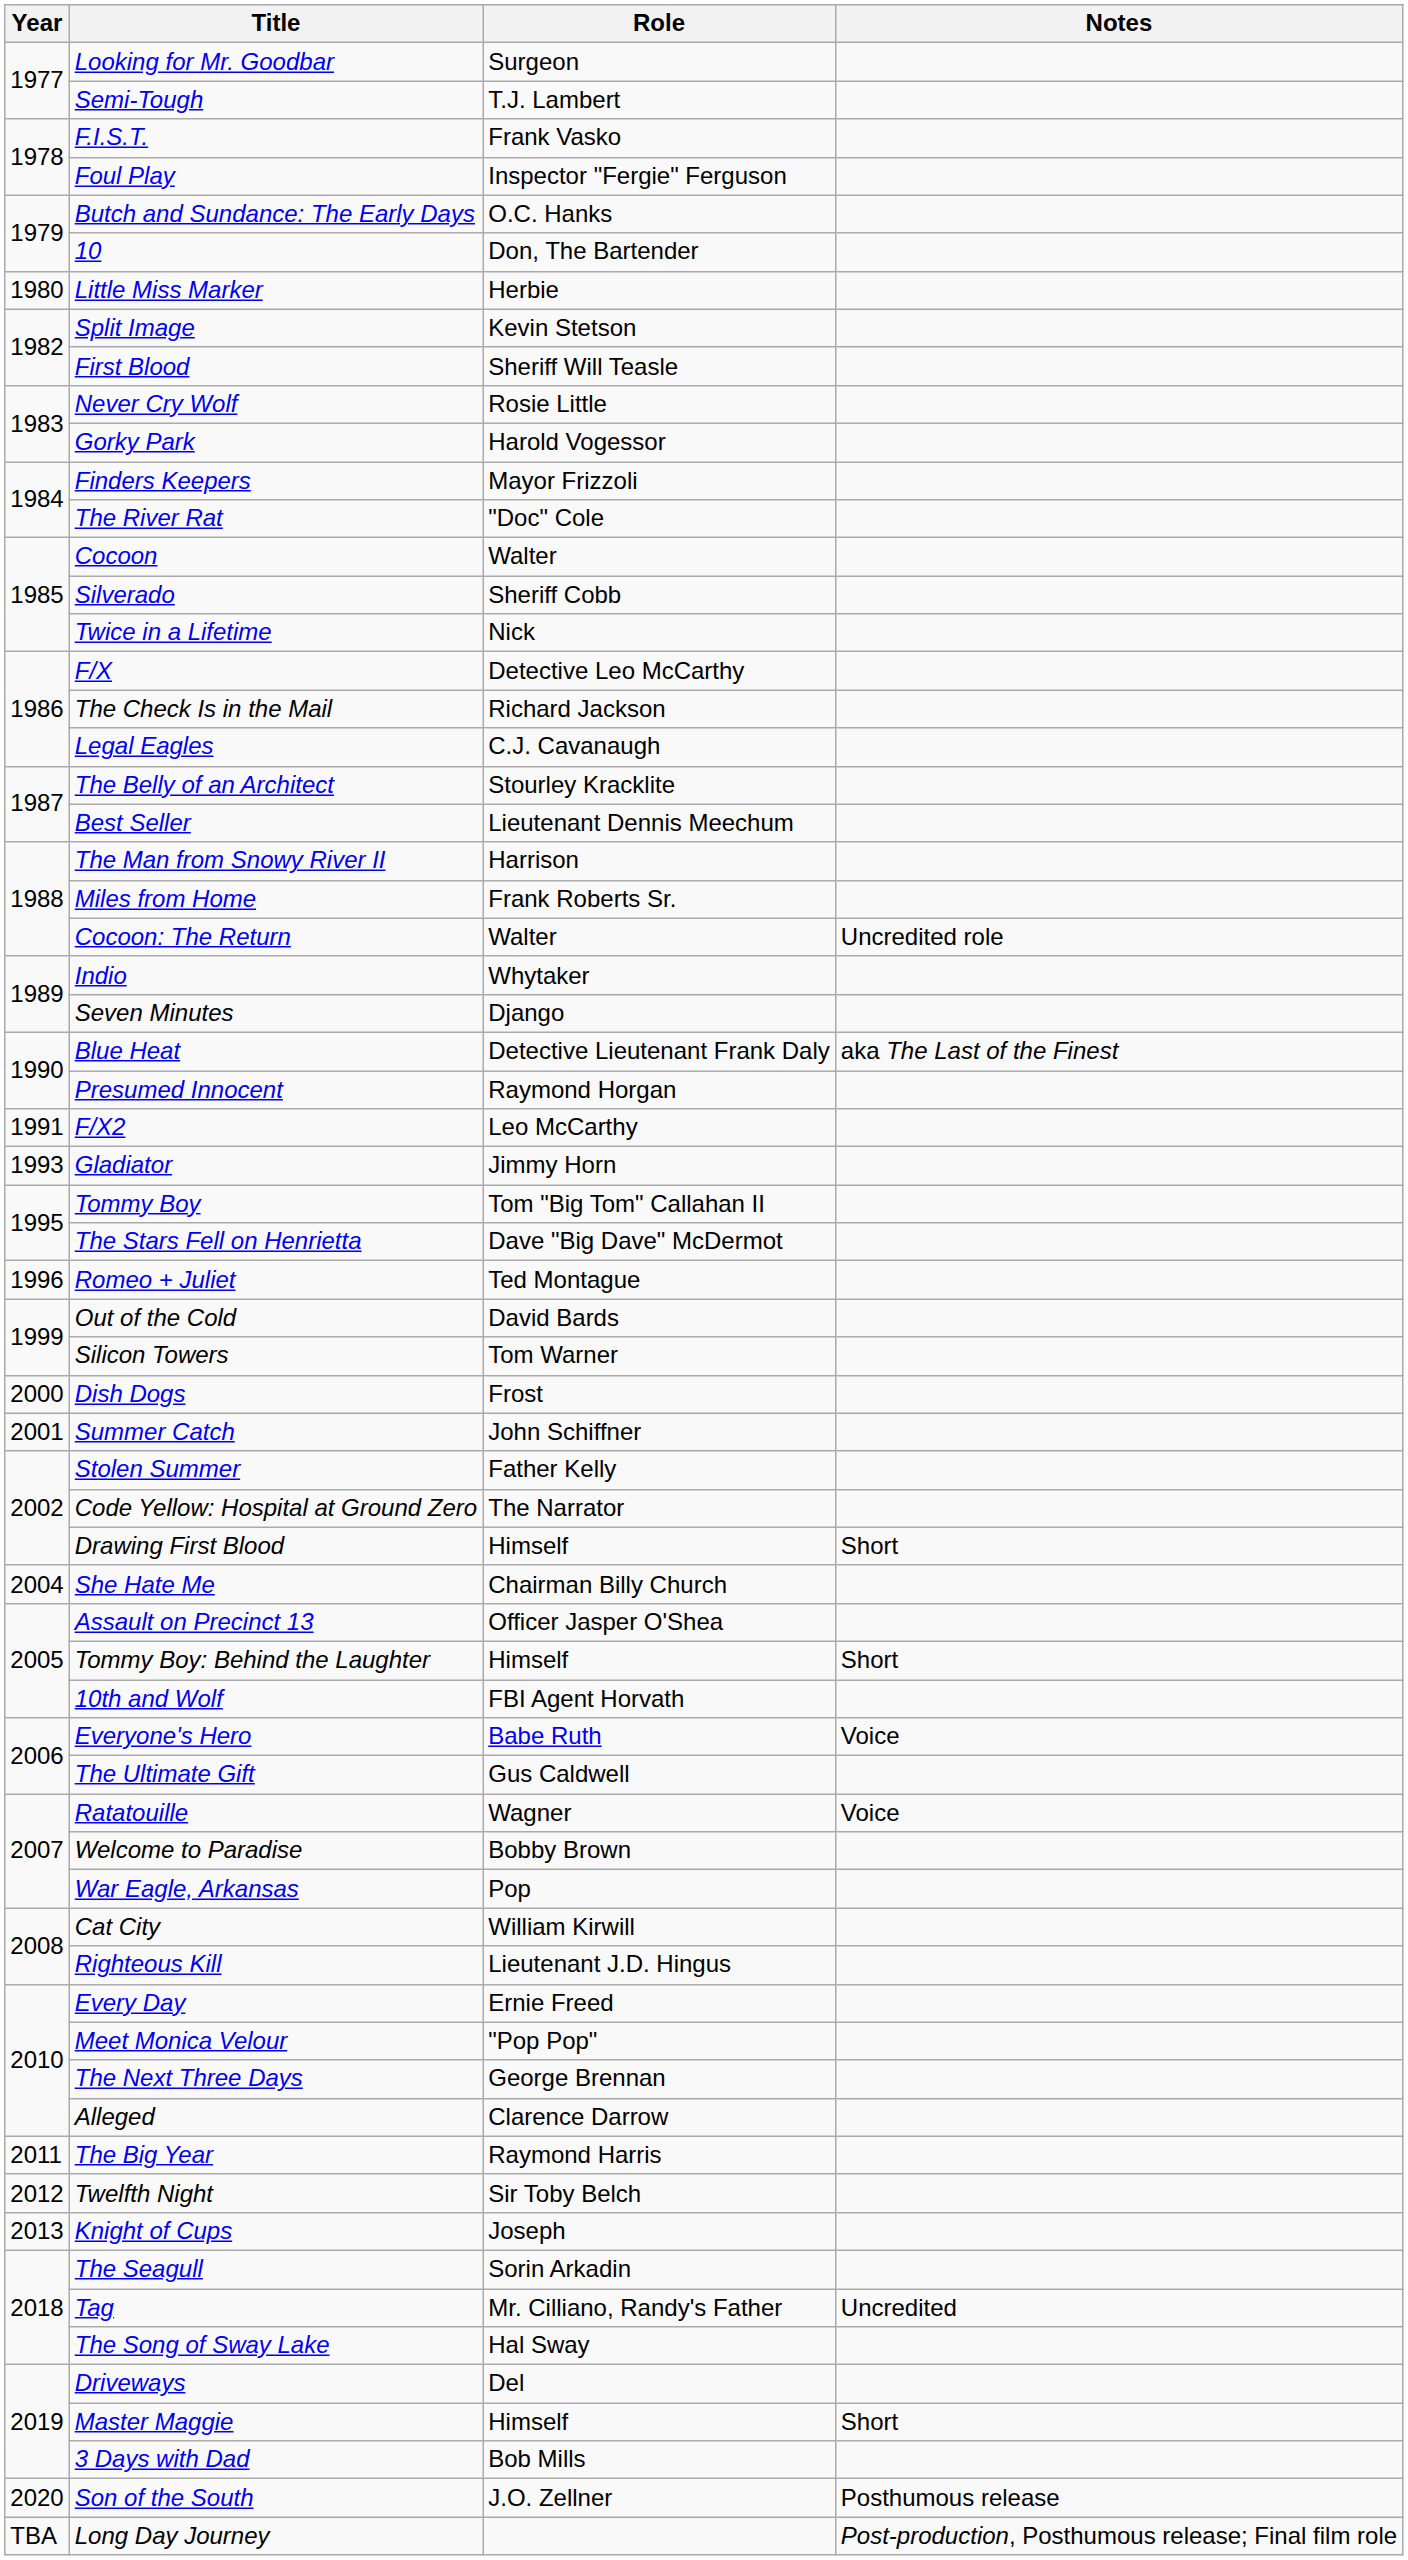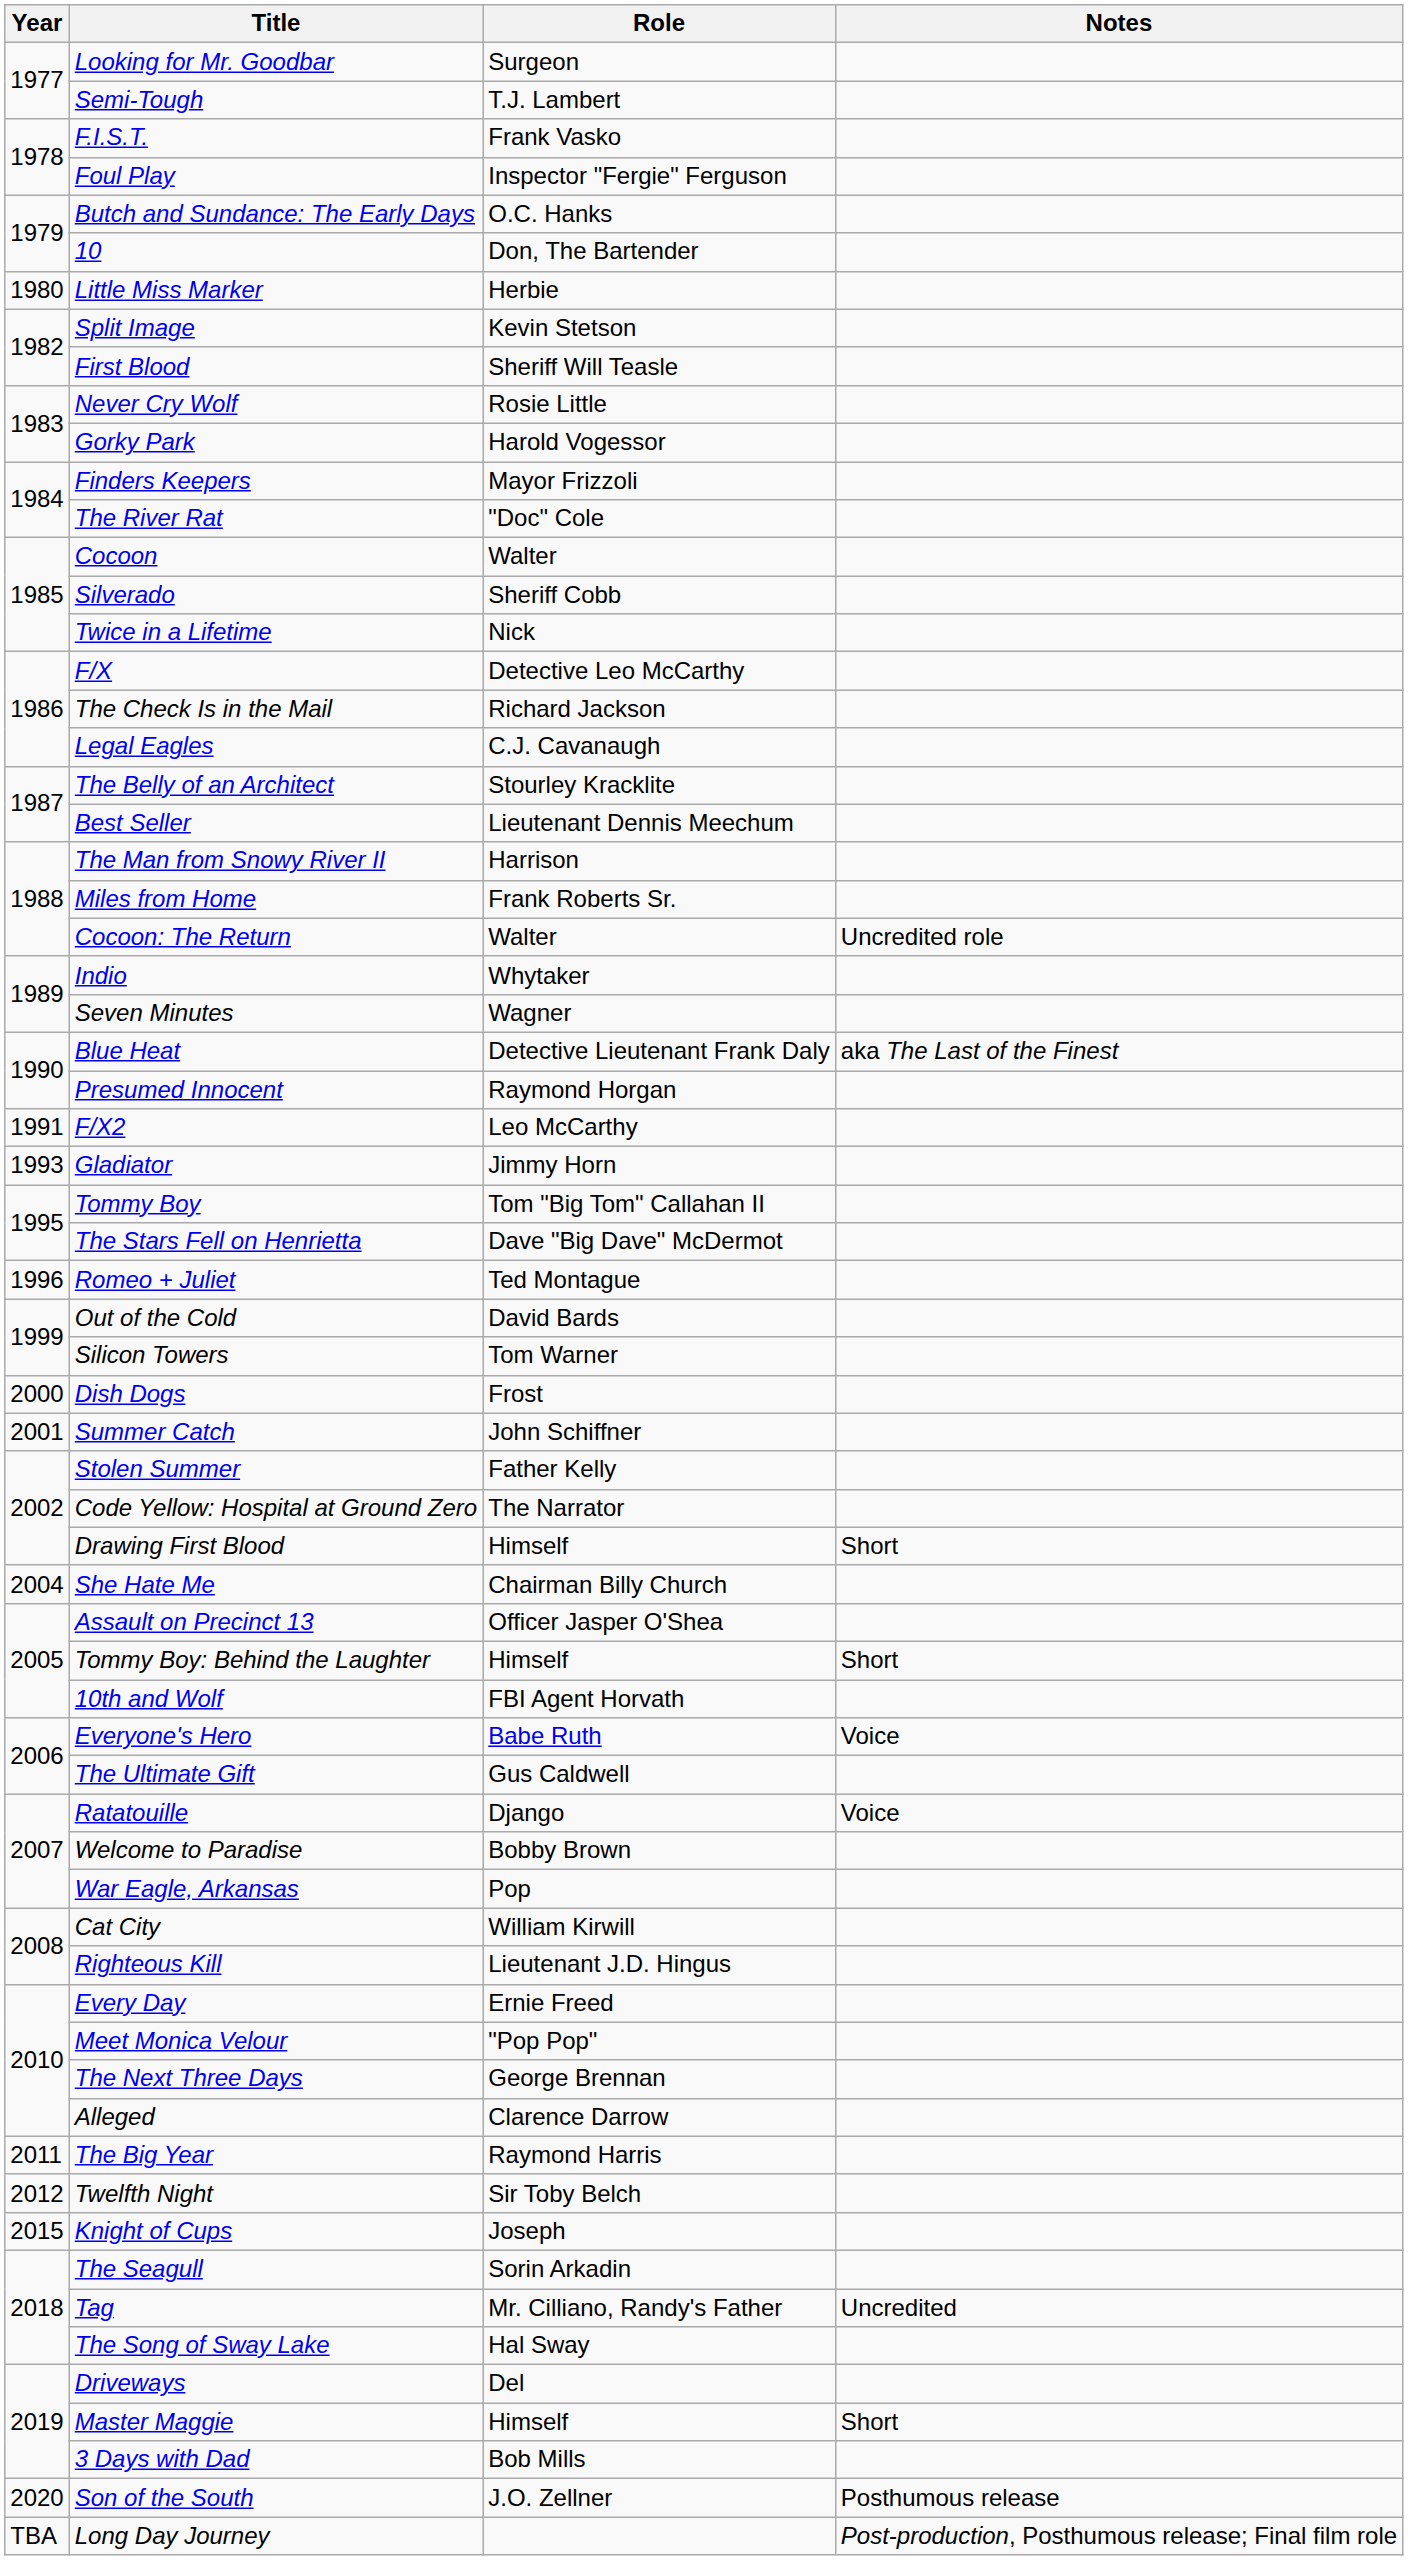(526, 1013) Django -> (530, 1013) Wagner
(530, 1812) Wagner -> (526, 1812) Django
(37, 2231) 2013 -> (37, 2231) 2015
